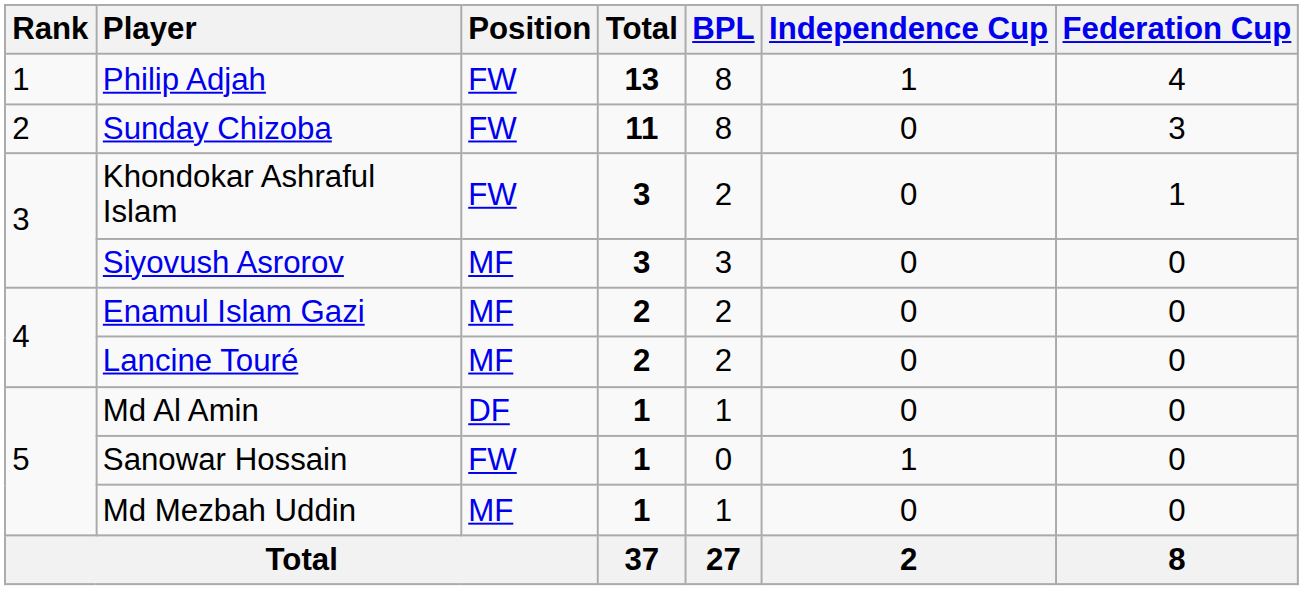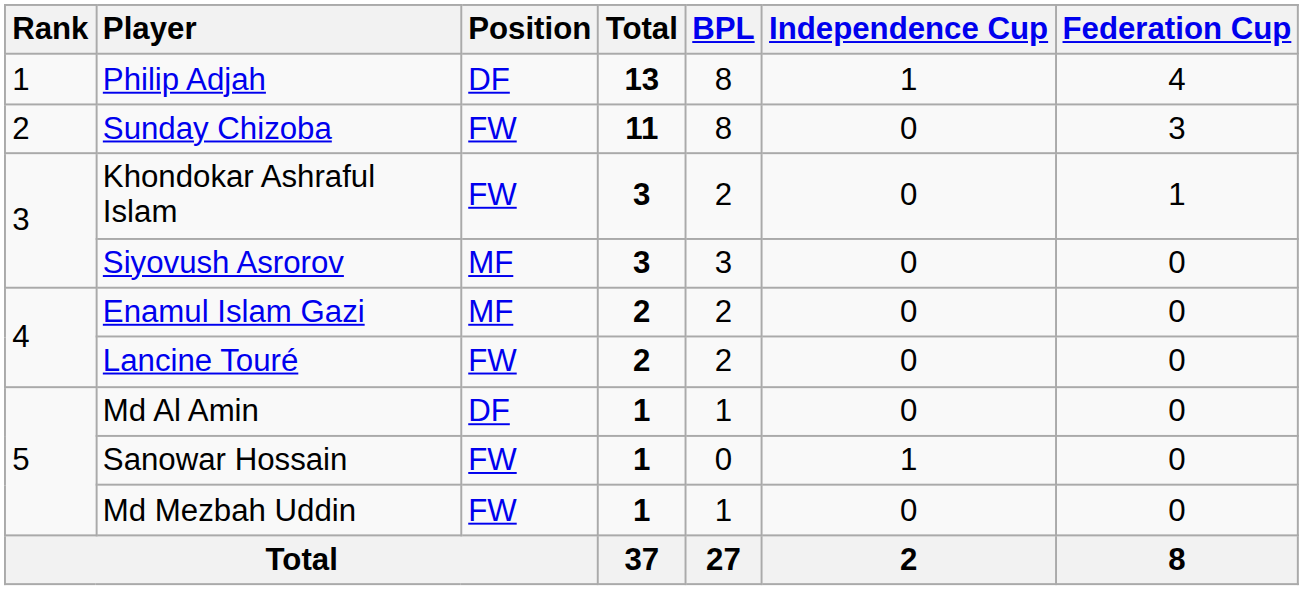(492, 78) FW -> (489, 78) DF
(491, 361) MF -> (492, 361) FW
(491, 509) MF -> (492, 509) FW
